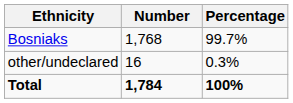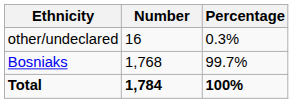rows swapped: (38, 39) <-> (63, 62)
